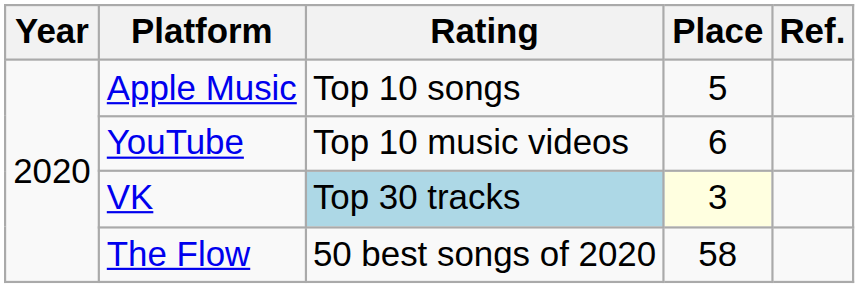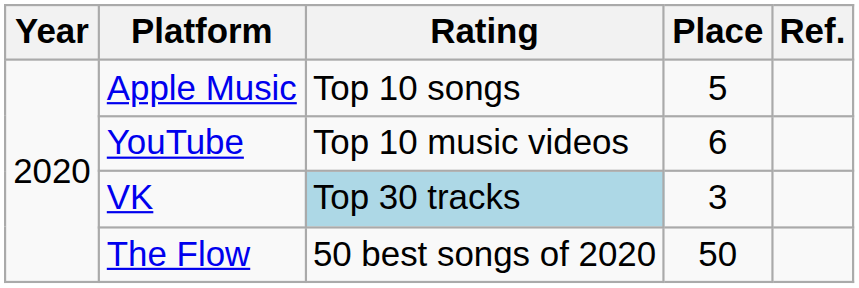(718, 198) lightyellow background -> (718, 198) no background
(718, 253) 58 -> (718, 253) 50
